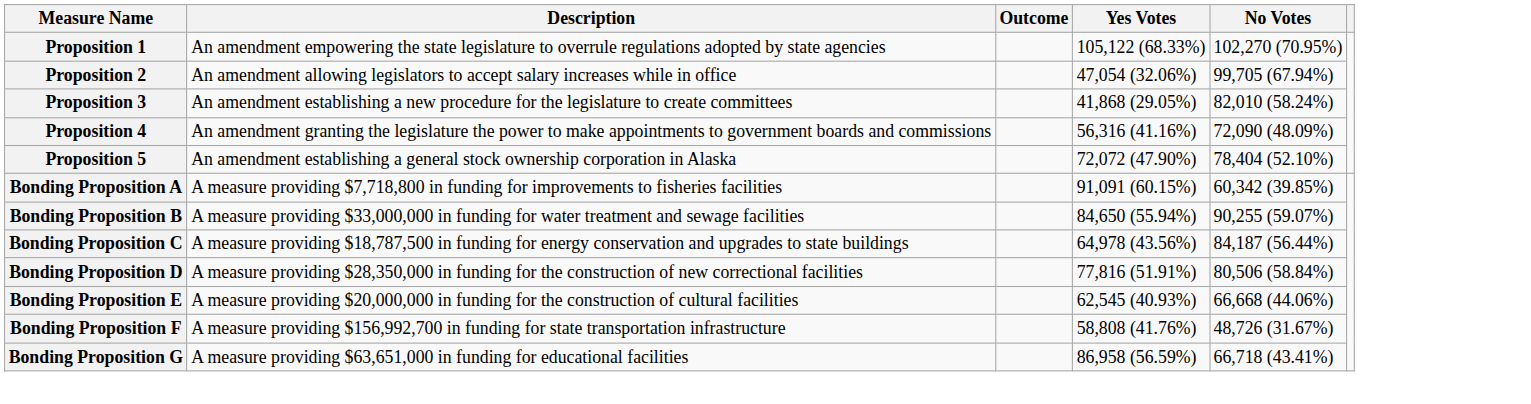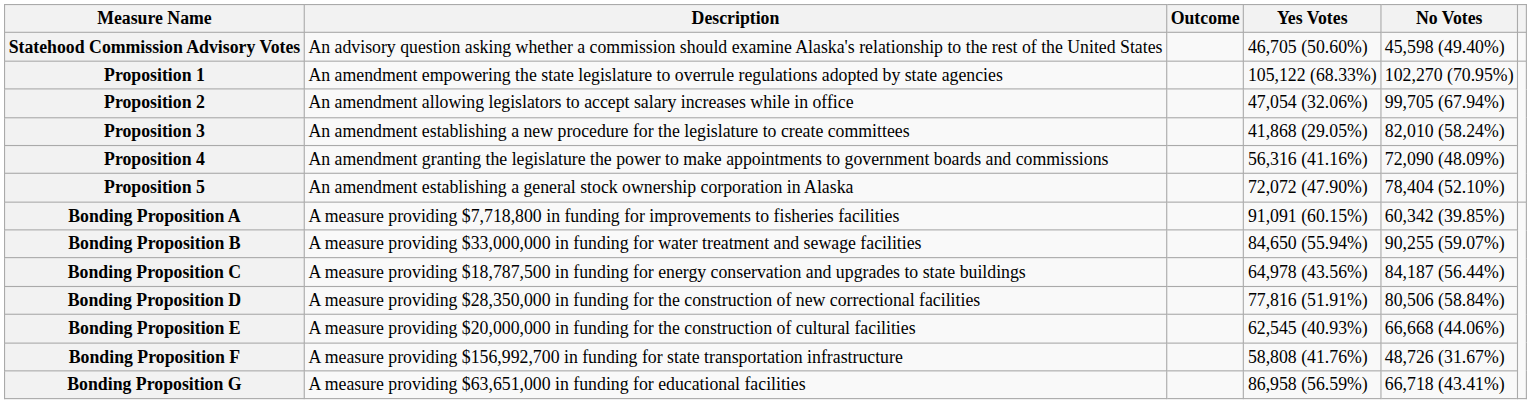+ row: (154, 46)
